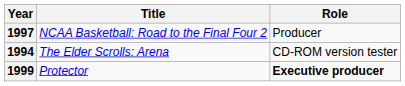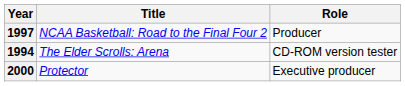(20, 71) 1999 -> (20, 71) 2000
(328, 71) bold -> (324, 71) normal
